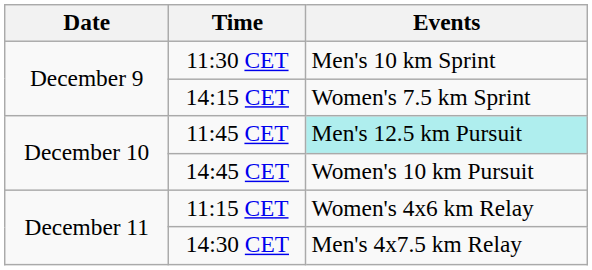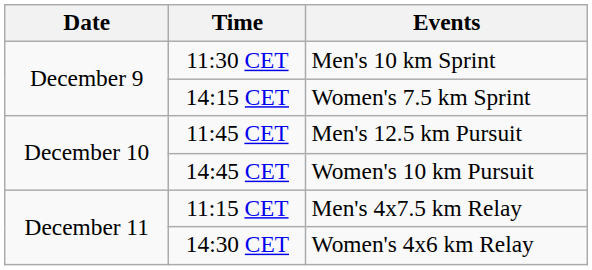(417, 134) paleturquoise background -> (417, 134) no background
(423, 208) Women's 4x6 km Relay -> (417, 208) Men's 4x7.5 km Relay
(417, 245) Men's 4x7.5 km Relay -> (423, 245) Women's 4x6 km Relay
